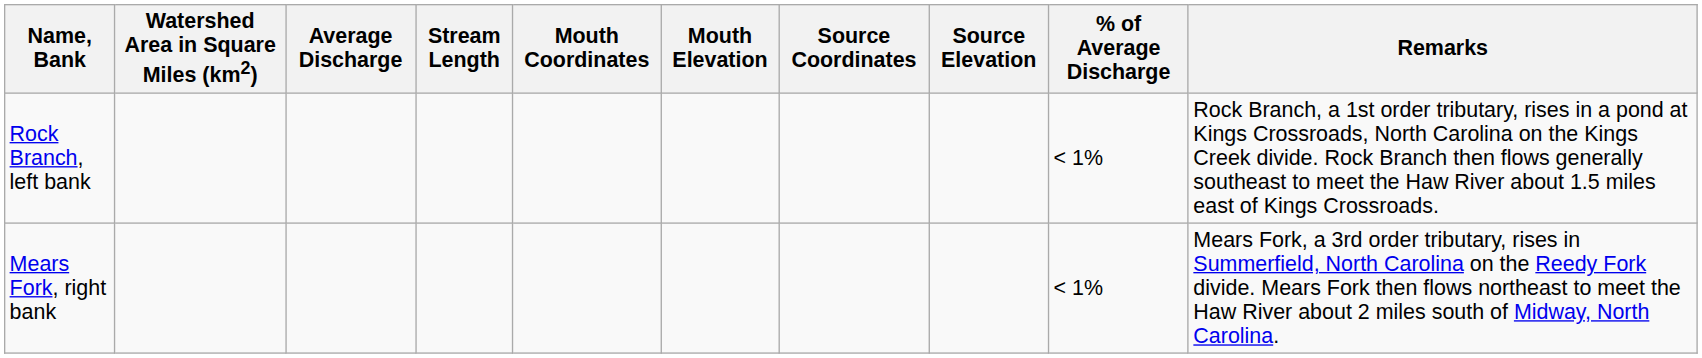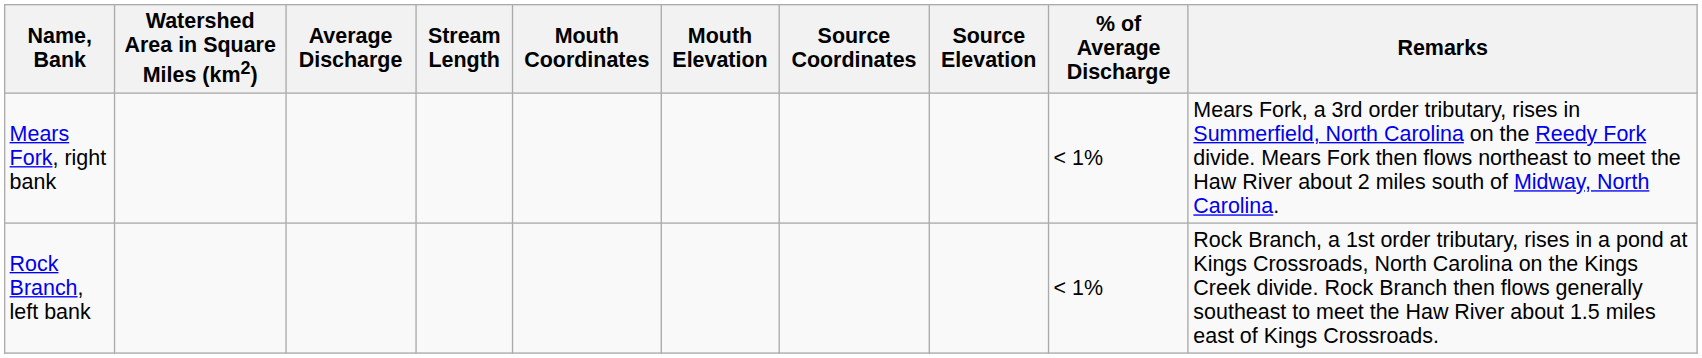rows swapped: (58, 288) <-> (50, 157)
